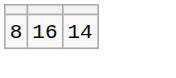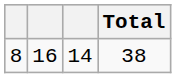+ column: (134, 22)
